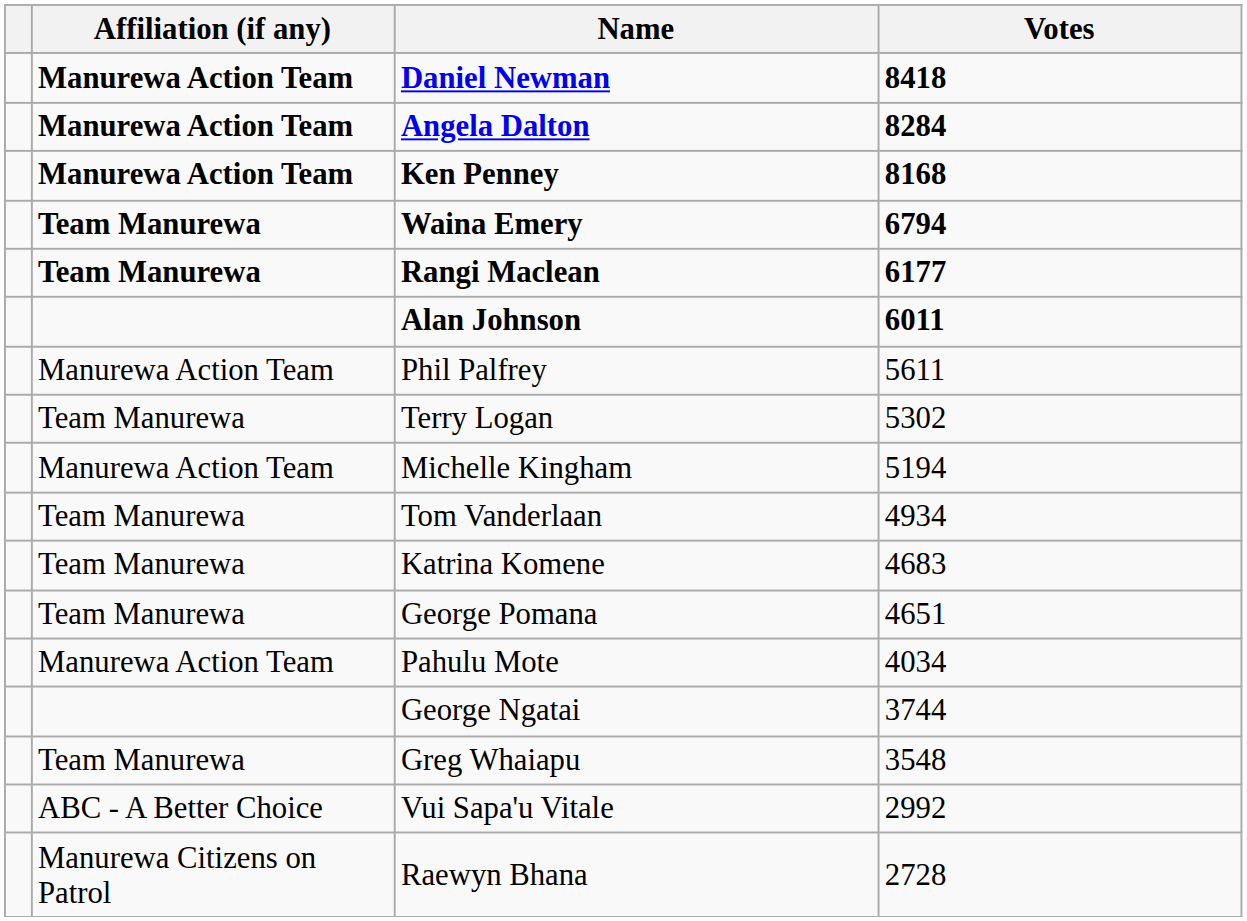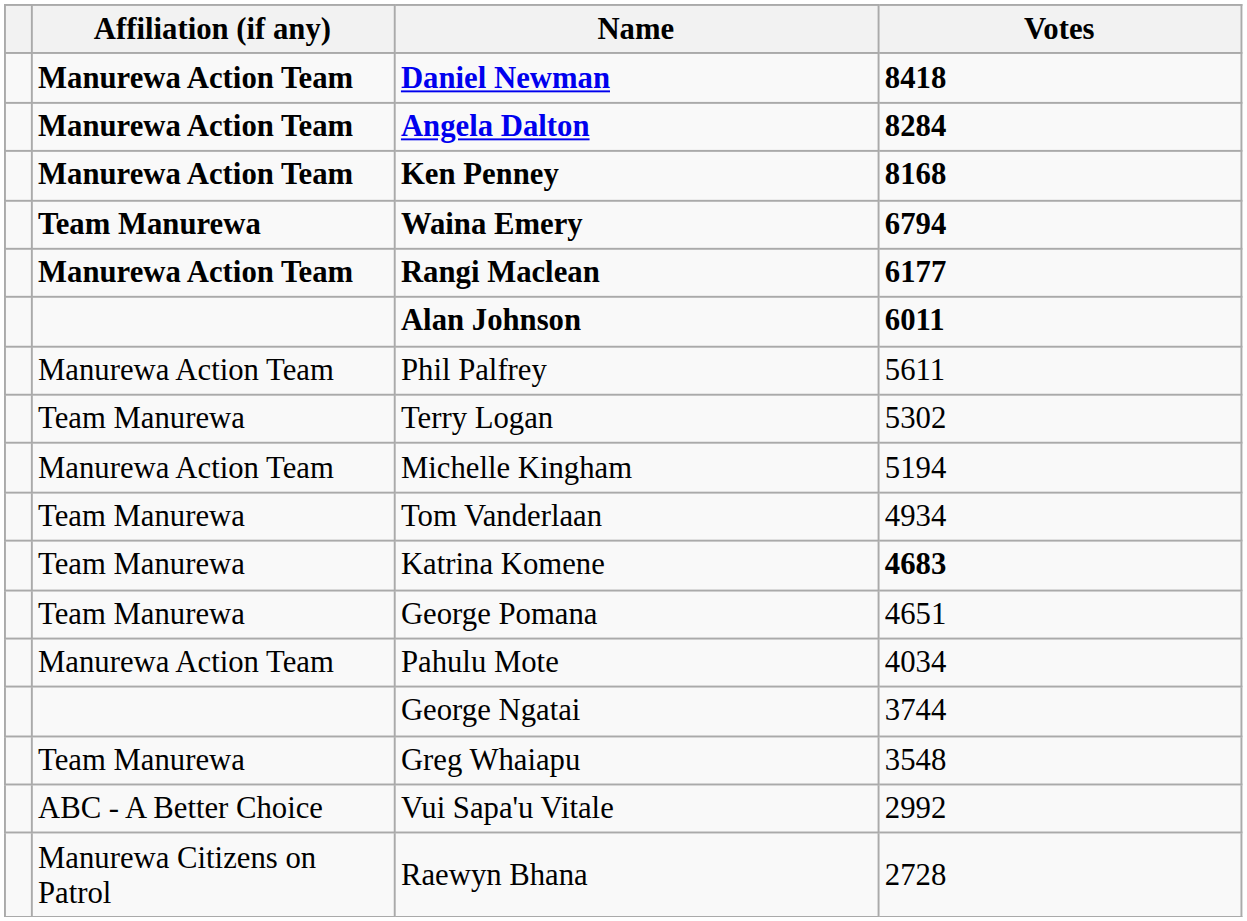(149, 272) Team Manurewa -> (196, 272) Manurewa Action Team
(916, 564) normal -> (916, 564) bold
